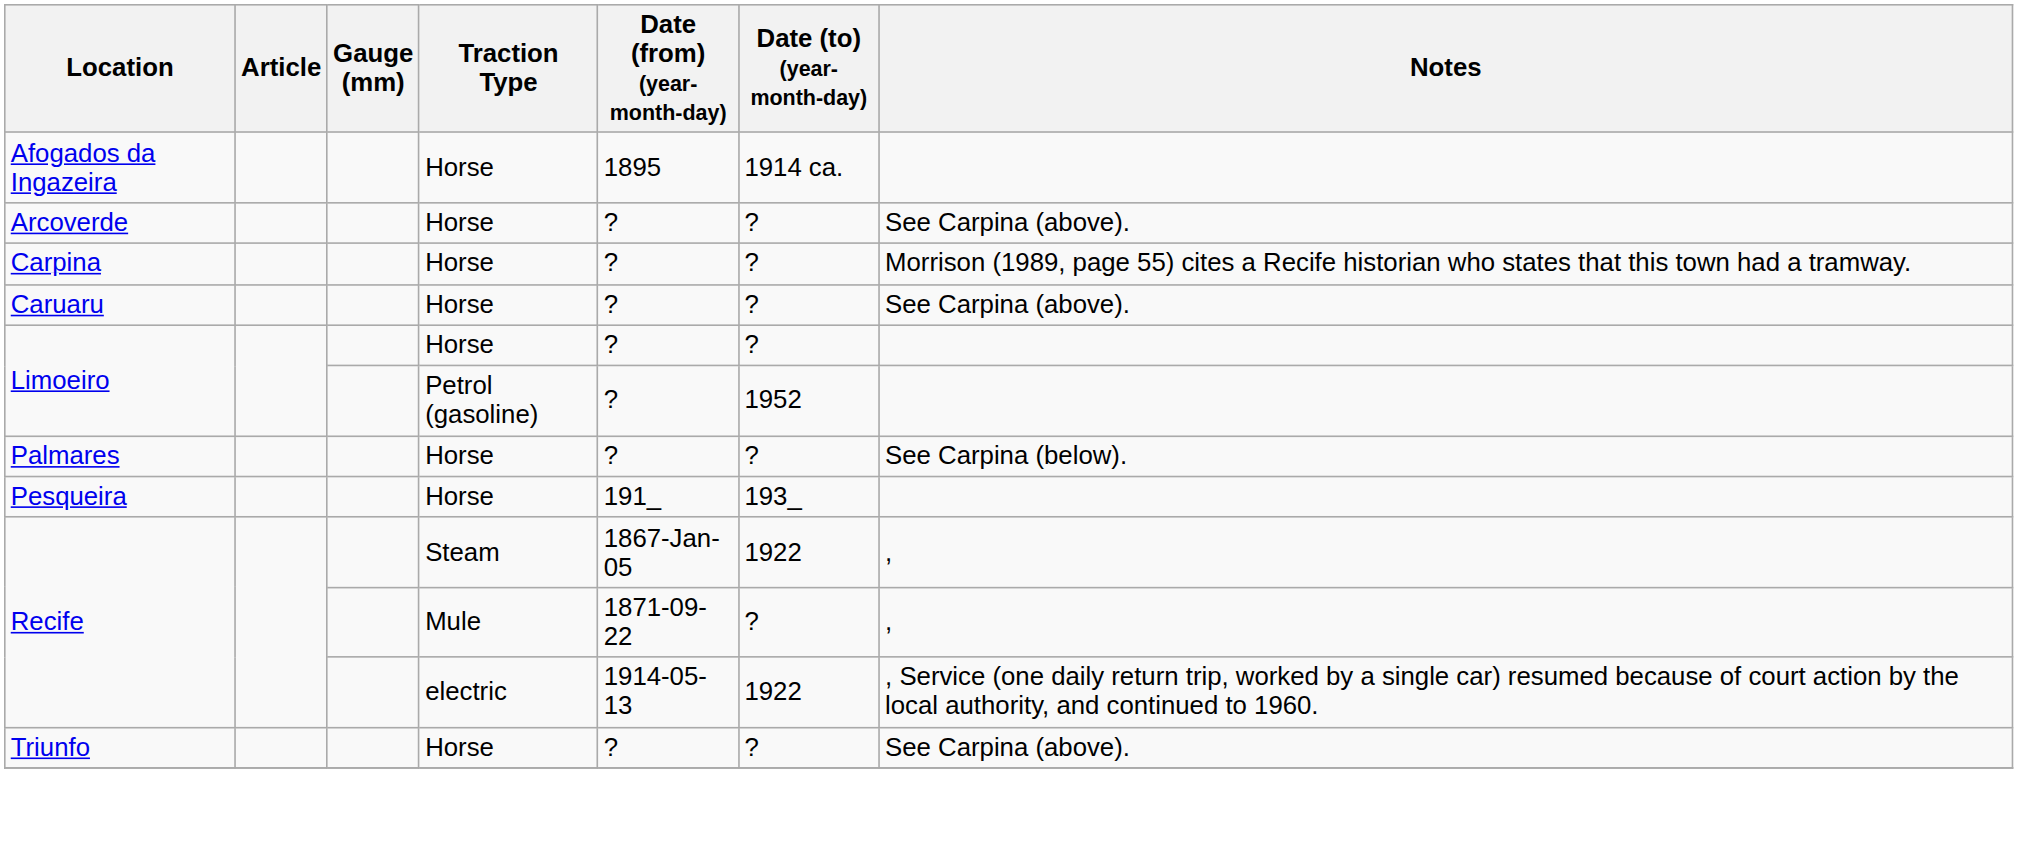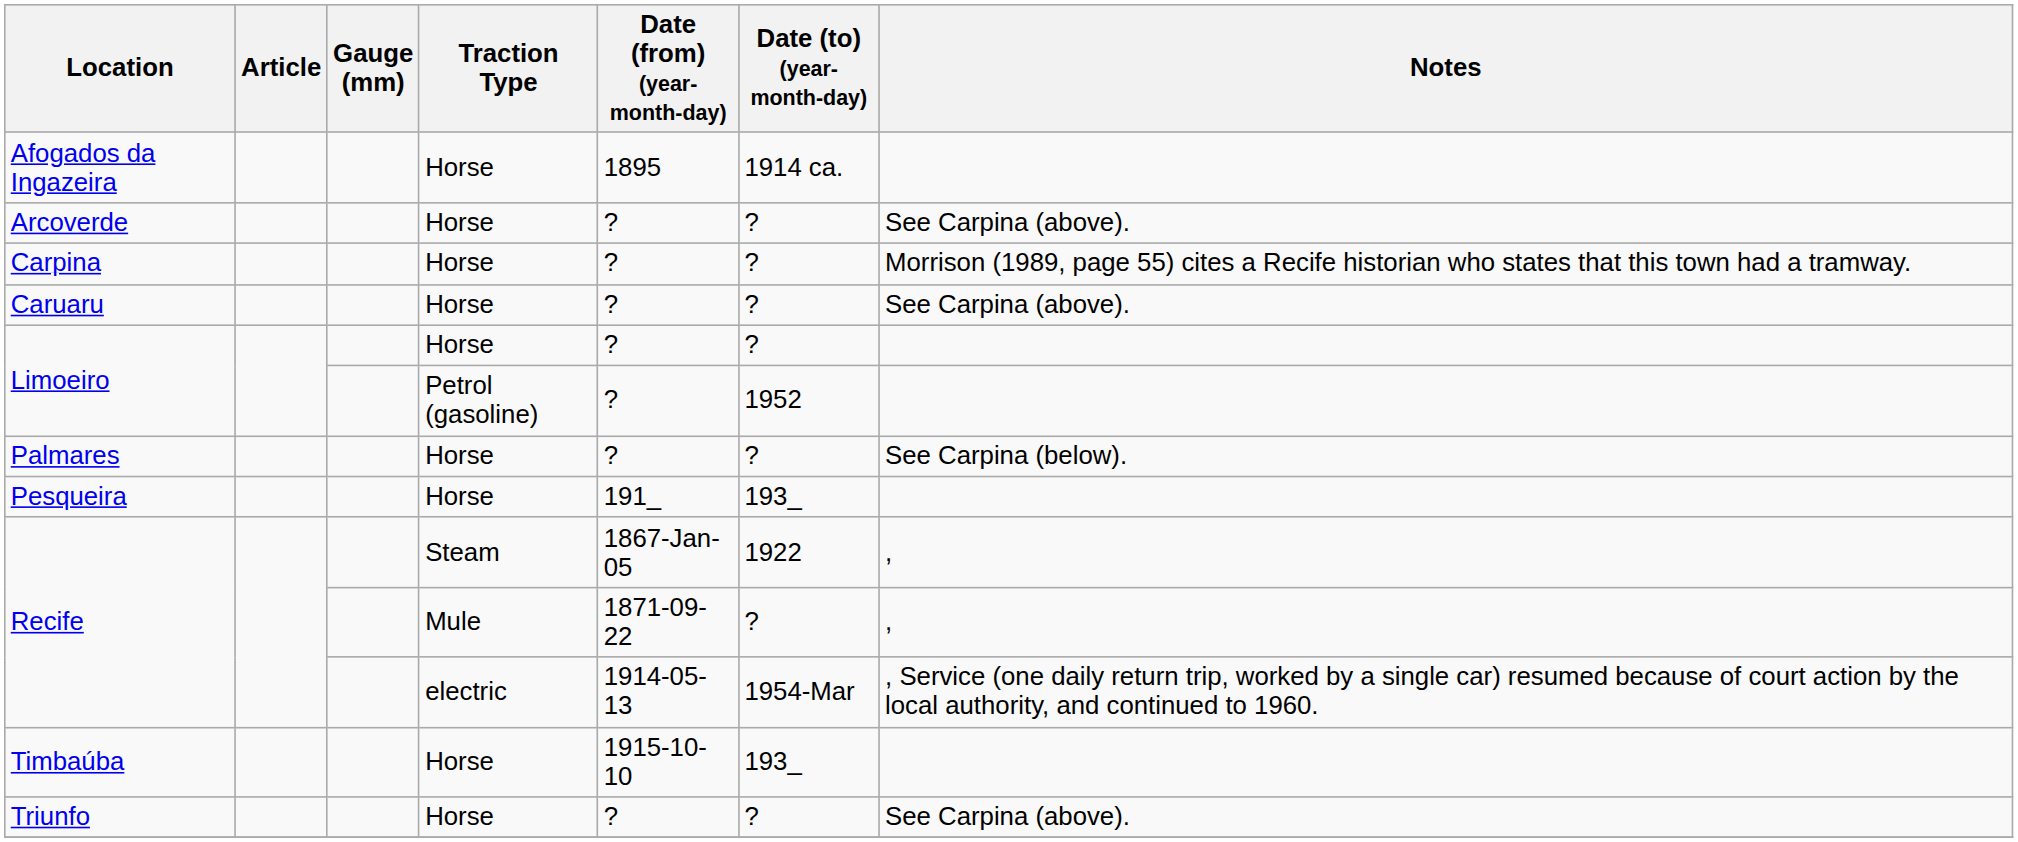(773, 691) 1922 -> (800, 691) 1954-Mar
+ row: (68, 761)
